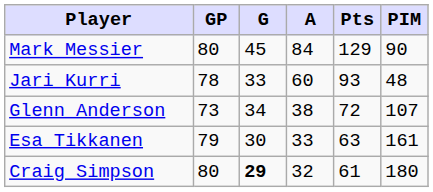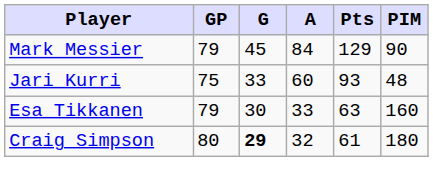(208, 50) 80 -> (208, 50) 79
(208, 80) 78 -> (208, 80) 75
- row: (87, 111)
(402, 141) 161 -> (402, 111) 160
